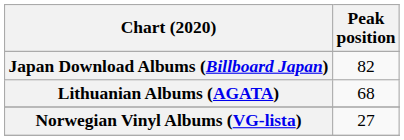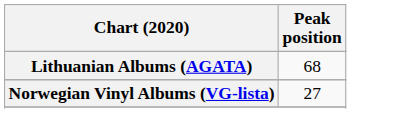- row: (168, 65)
